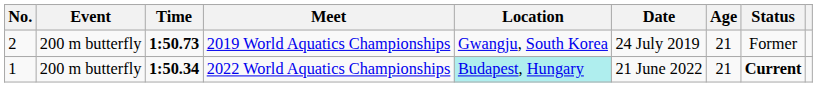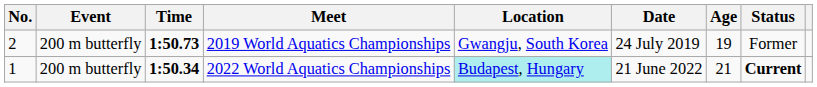(724, 43) 21 -> (724, 43) 19
